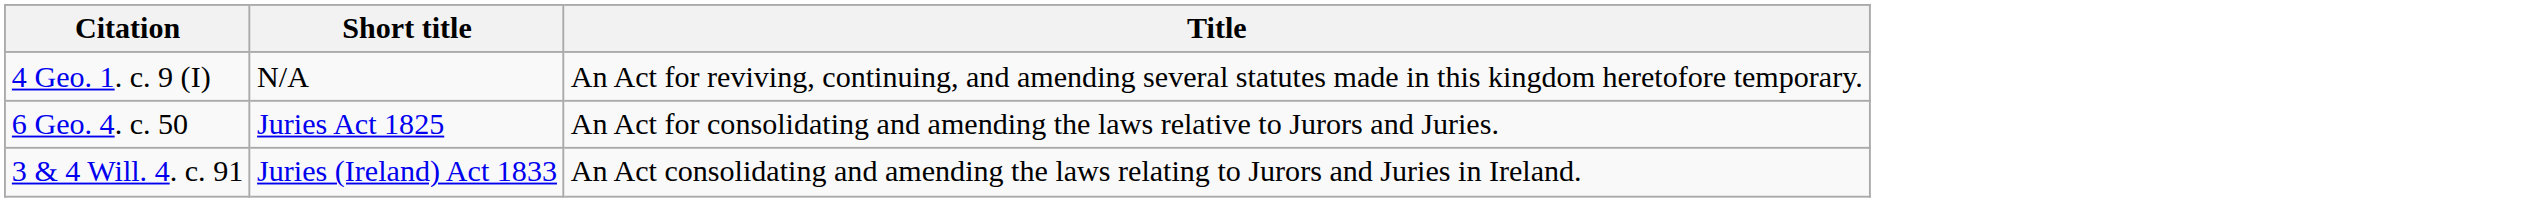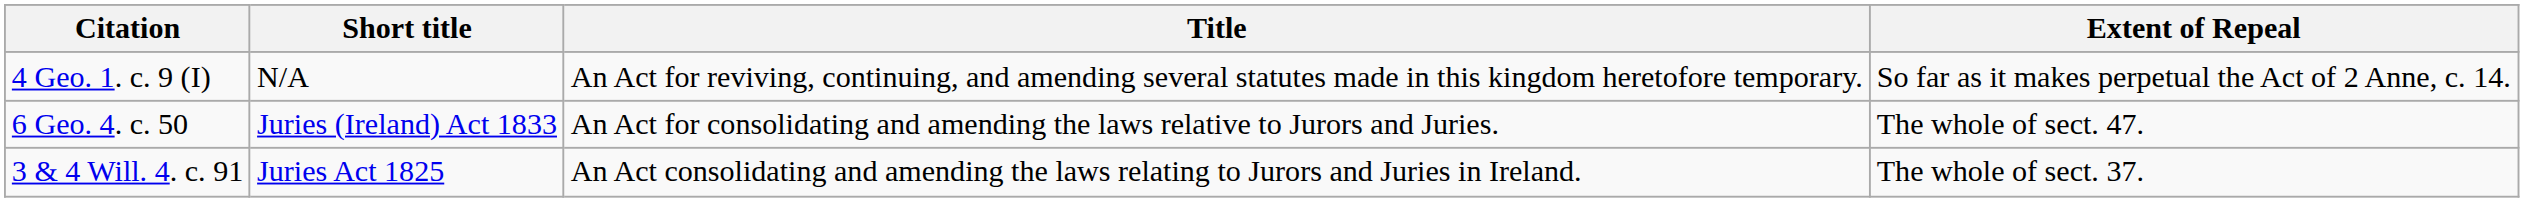+ column: (2194, 28)
(351, 123) Juries Act 1825 -> (407, 123) Juries (Ireland) Act 1833
(407, 171) Juries (Ireland) Act 1833 -> (351, 171) Juries Act 1825
